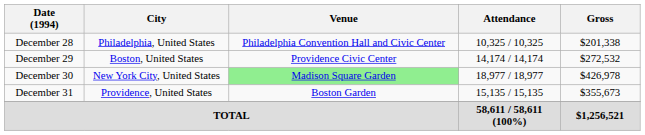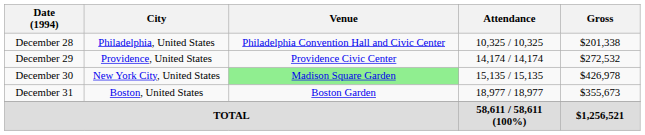(156, 59) Boston, United States -> (156, 59) Providence, United States
(509, 76) 18,977 / 18,977 -> (509, 76) 15,135 / 15,135
(156, 93) Providence, United States -> (156, 93) Boston, United States
(509, 93) 15,135 / 15,135 -> (509, 93) 18,977 / 18,977
